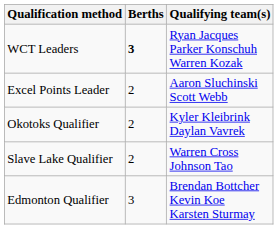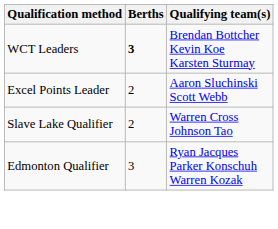(213, 48) Ryan Jacques Parker Konschuh Warren Kozak -> (214, 48) Brendan Bottcher Kevin Koe Karsten Sturmay
- row: (53, 124)
(214, 200) Brendan Bottcher Kevin Koe Karsten Sturmay -> (213, 165) Ryan Jacques Parker Konschuh Warren Kozak
